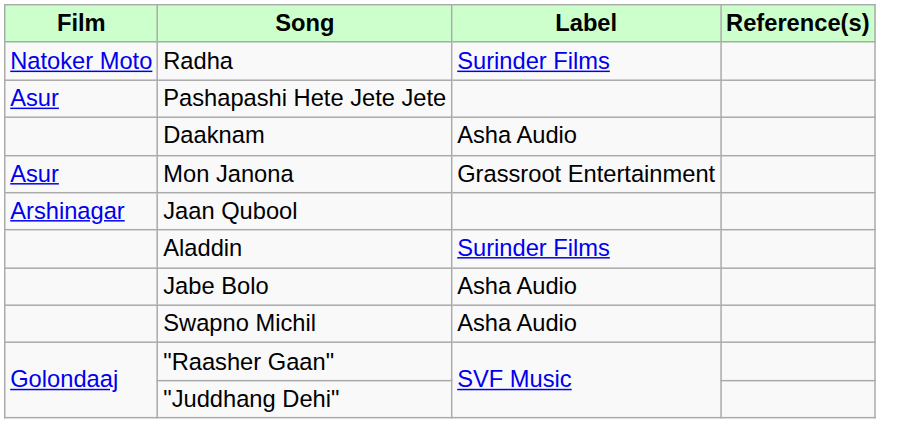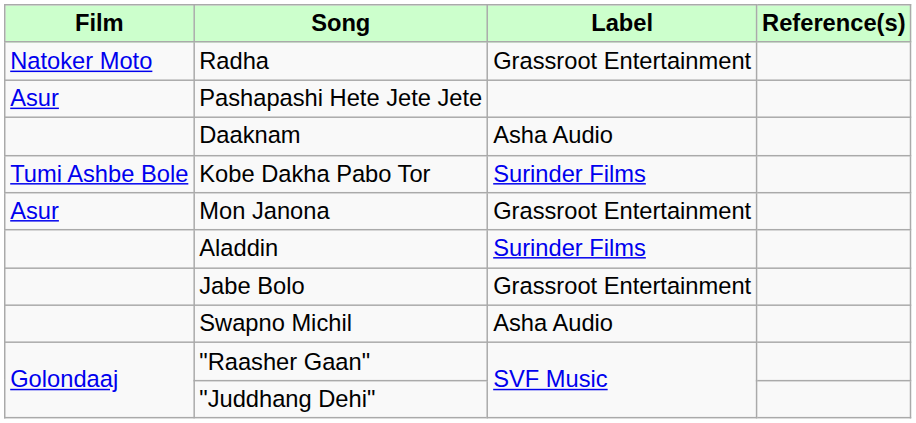(534, 60) Surinder Films -> (622, 60) Grassroot Entertainment
+ row: (315, 173)
- row: (230, 211)
(517, 286) Asha Audio -> (622, 286) Grassroot Entertainment
